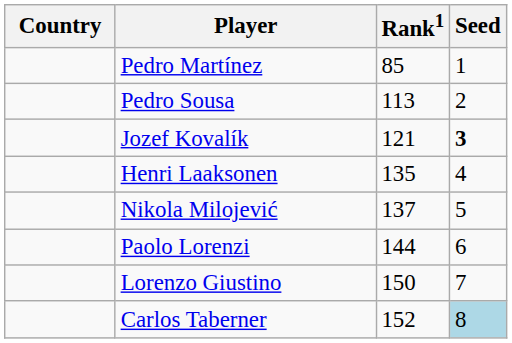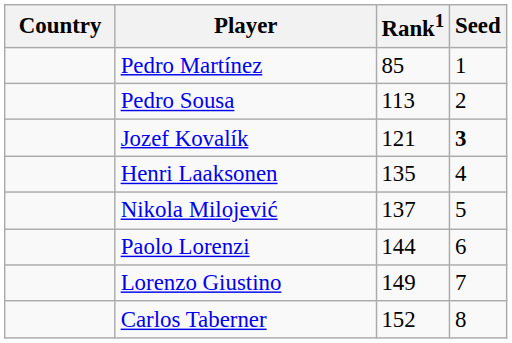(399, 282) 150 -> (399, 282) 149
(461, 319) lightblue background -> (461, 319) no background
